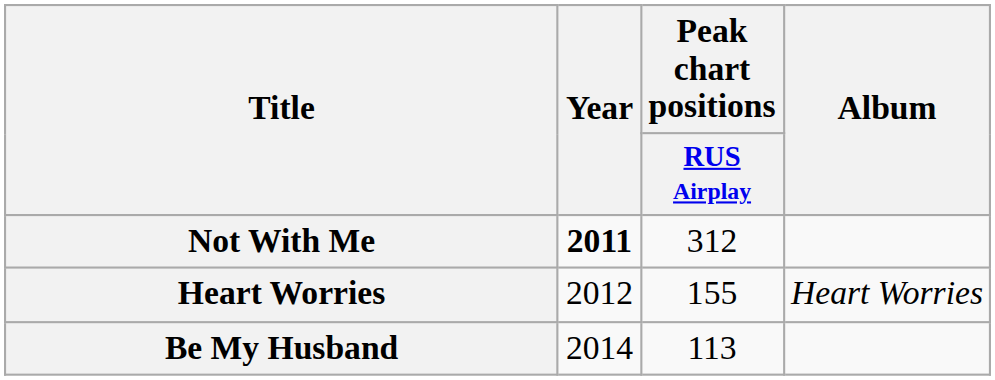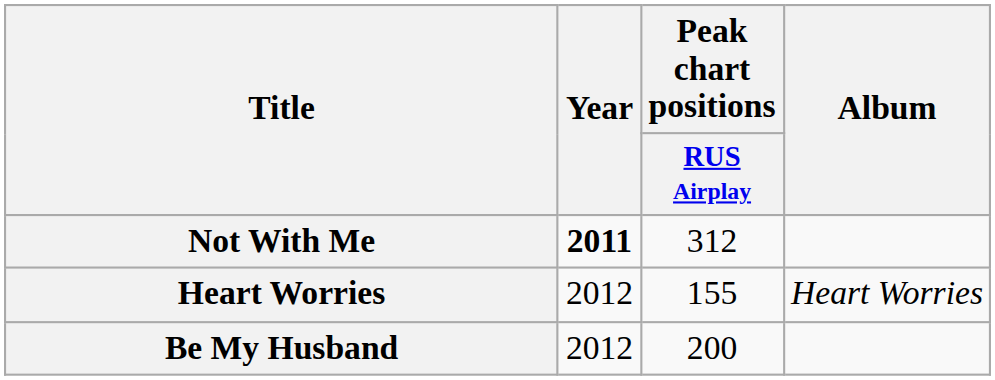(599, 347) 2014 -> (599, 347) 2012
(712, 347) 113 -> (712, 347) 200
